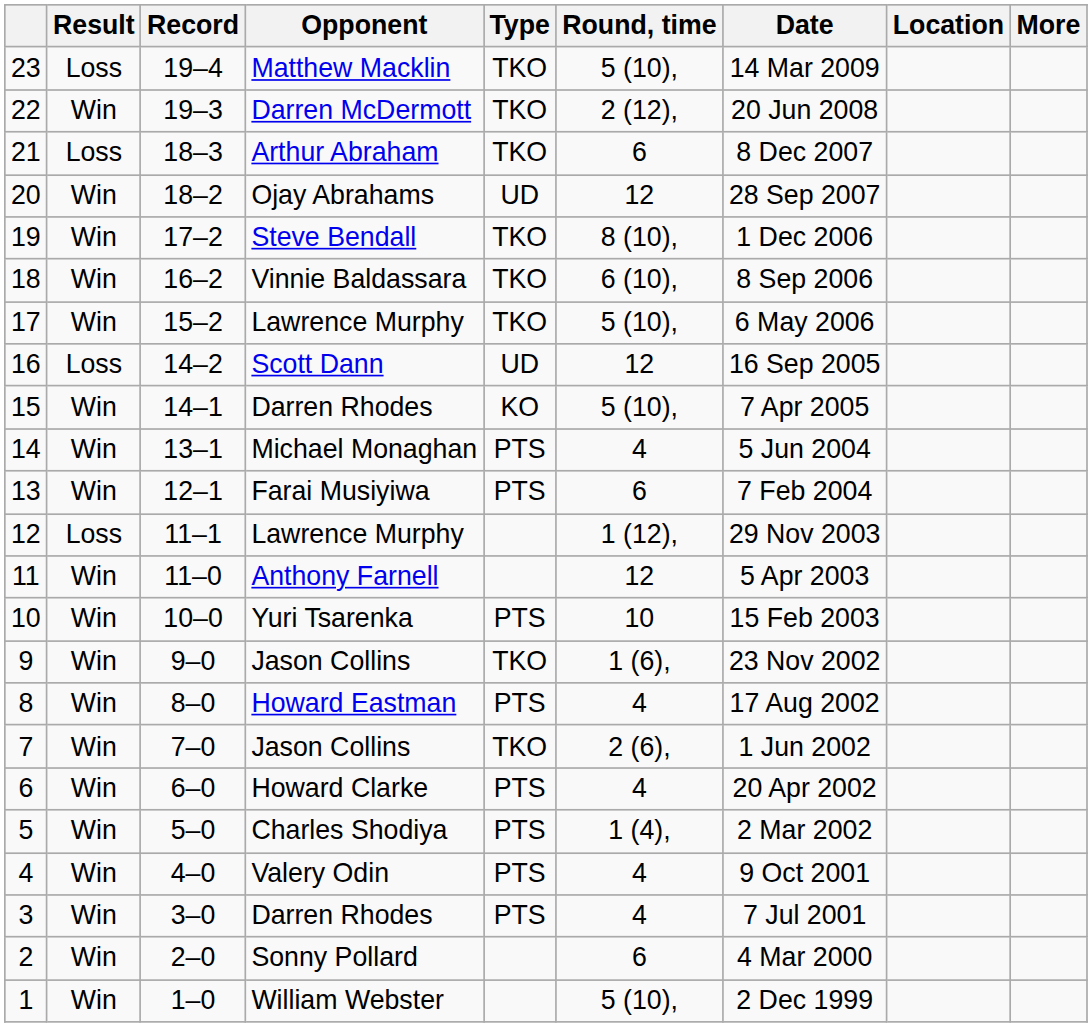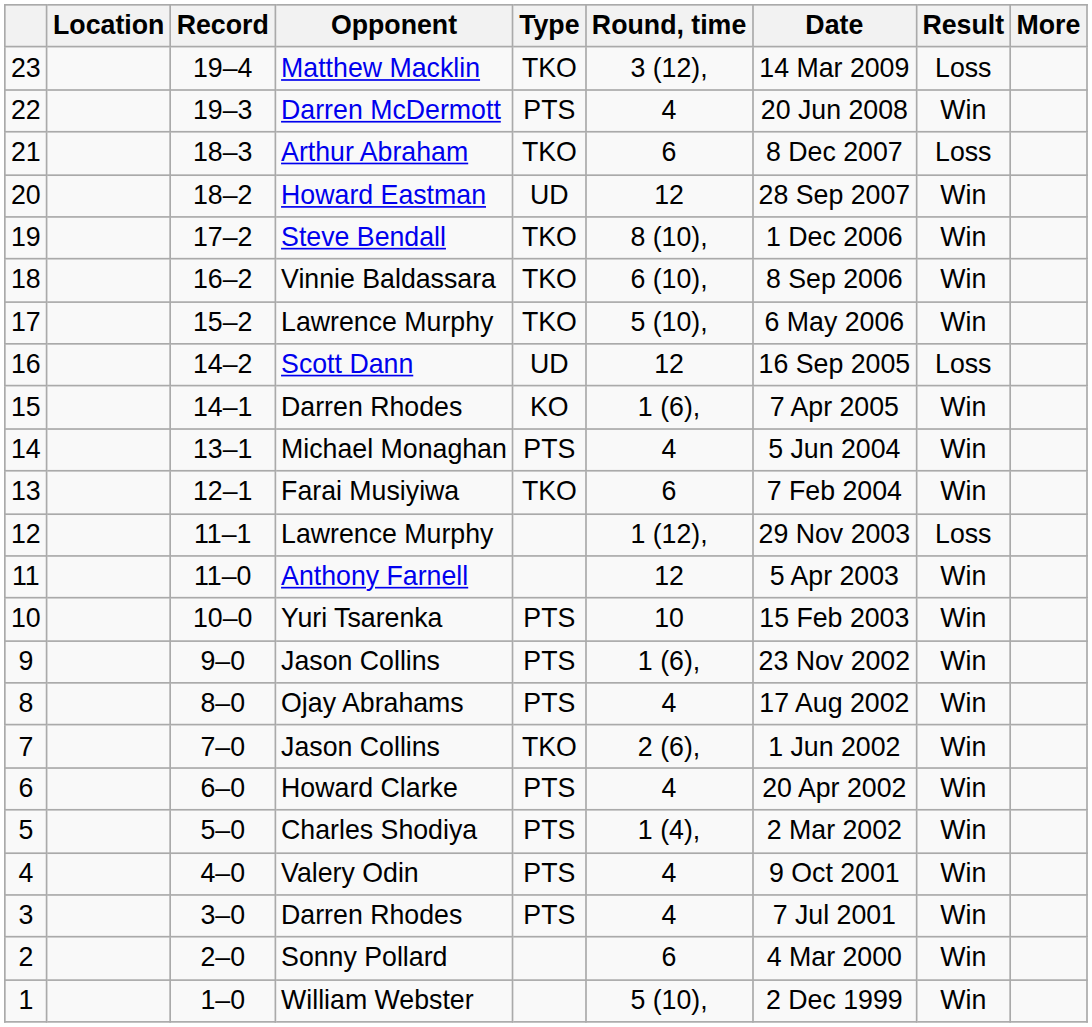columns swapped: (94, 25) <-> (948, 25)
(639, 68) 5 (10), -> (669, 68) 3 (12),
(520, 110) TKO -> (549, 110) PTS
(639, 110) 2 (12), -> (669, 110) 4
(343, 195) Ojay Abrahams -> (384, 195) Howard Eastman
(639, 407) 5 (10), -> (669, 407) 1 (6),
(520, 491) PTS -> (549, 491) TKO
(520, 661) TKO -> (549, 661) PTS
(354, 703) Howard Eastman -> (372, 703) Ojay Abrahams
